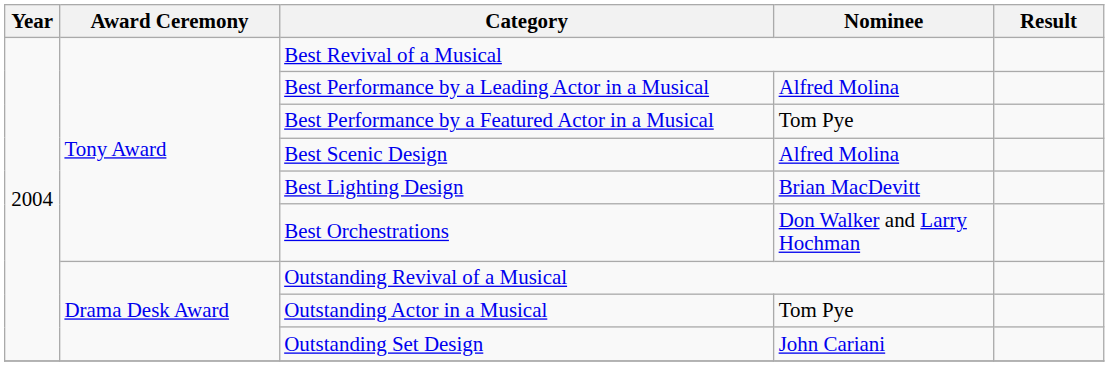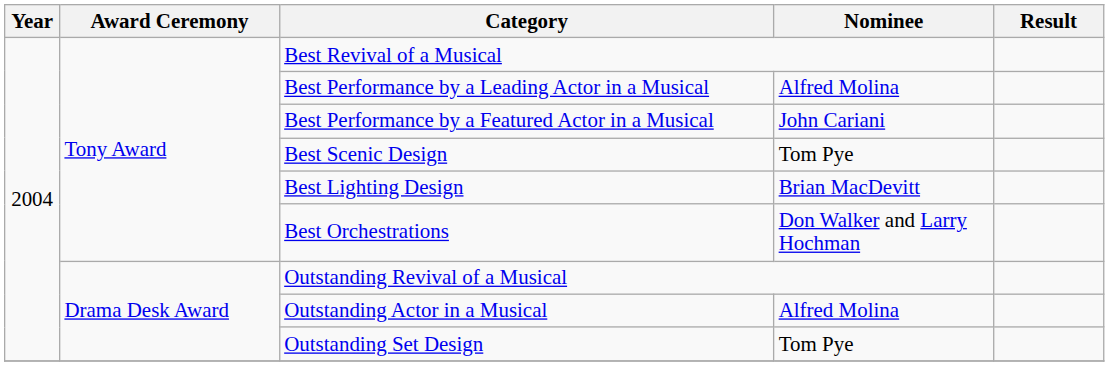(816, 120) Tom Pye -> (832, 120) John Cariani
(839, 154) Alfred Molina -> (816, 154) Tom Pye
(816, 310) Tom Pye -> (839, 310) Alfred Molina
(832, 343) John Cariani -> (816, 343) Tom Pye
